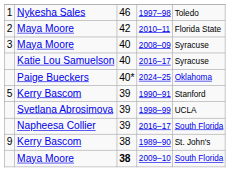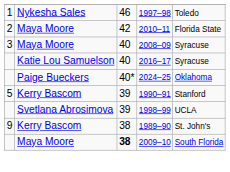- row: (56, 126)
